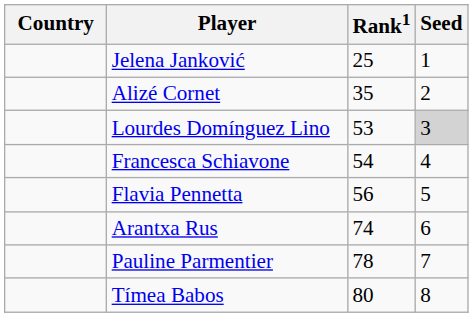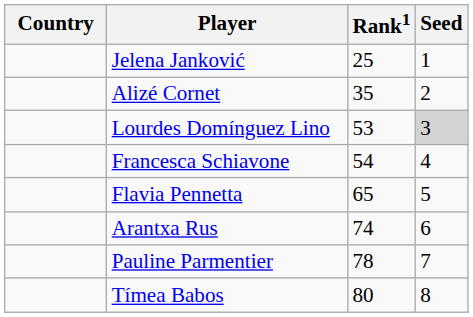(363, 194) 56 -> (363, 194) 65
